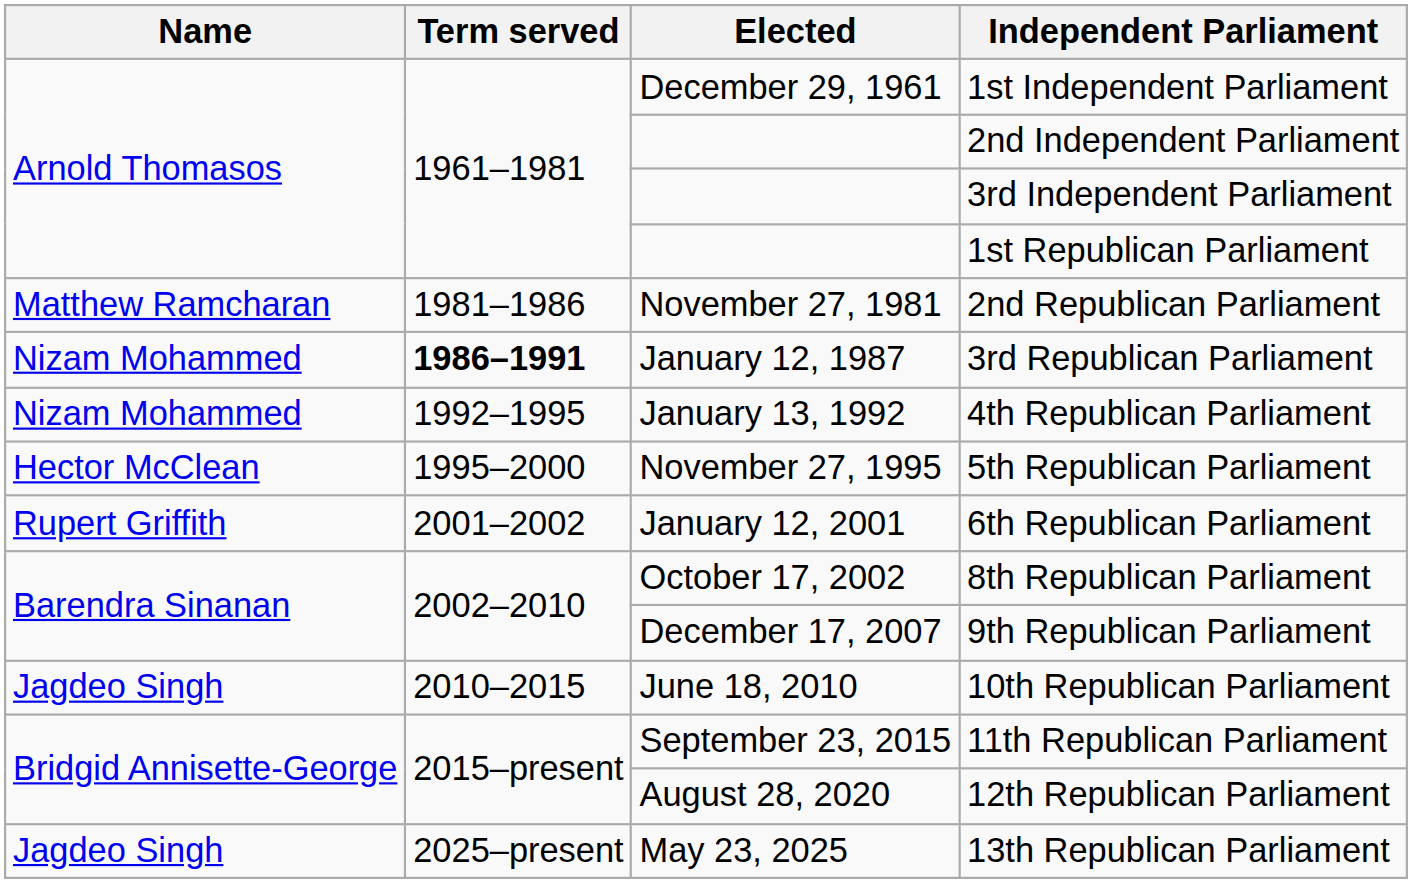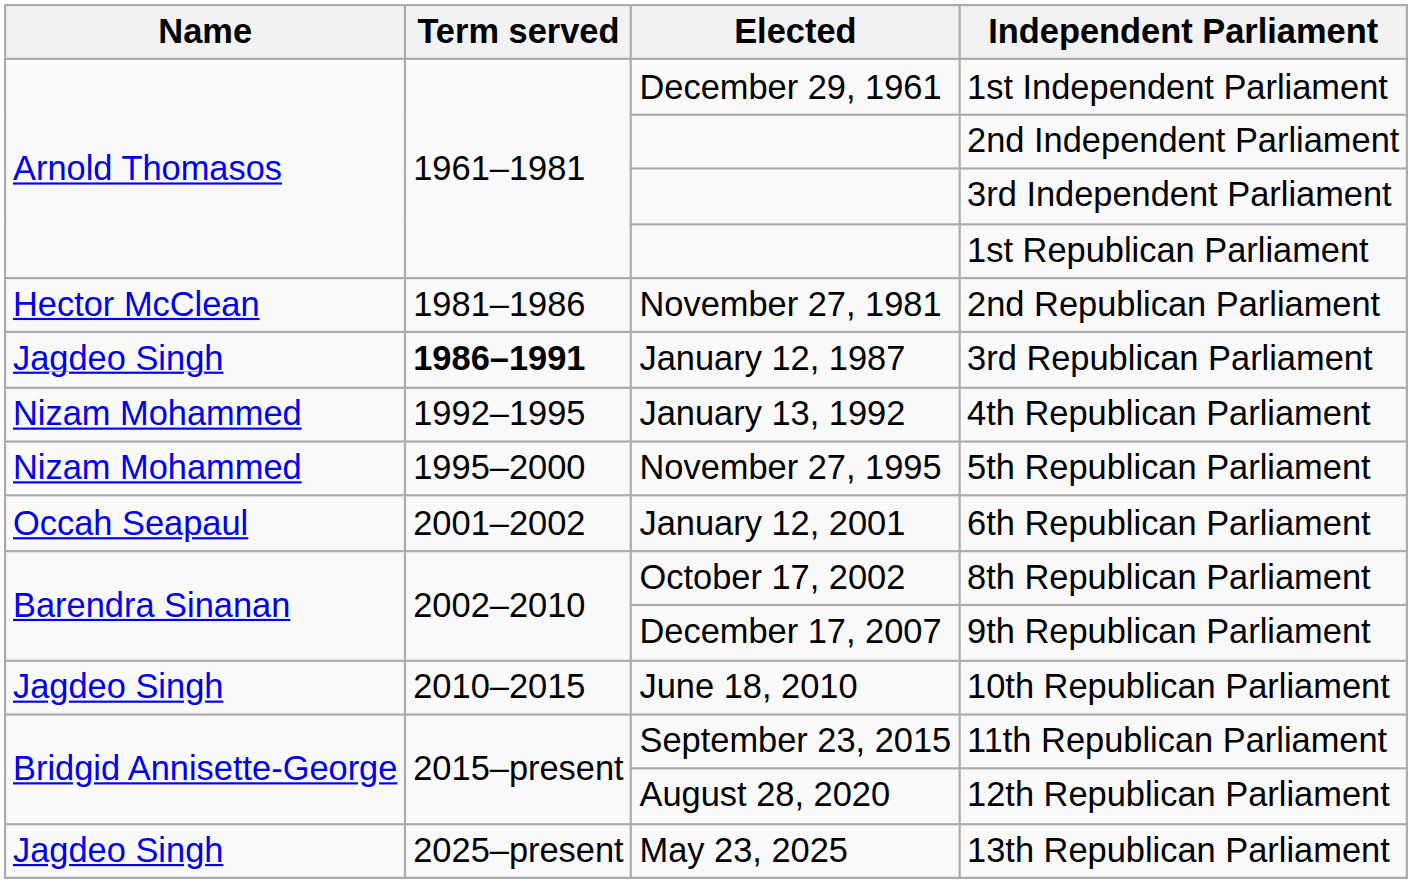(172, 304) Matthew Ramcharan -> (136, 304) Hector McClean
(157, 359) Nizam Mohammed -> (118, 359) Jagdeo Singh
(136, 468) Hector McClean -> (157, 468) Nizam Mohammed
(120, 522) Rupert Griffith -> (131, 522) Occah Seapaul
